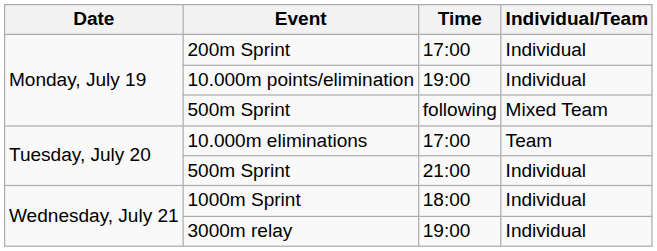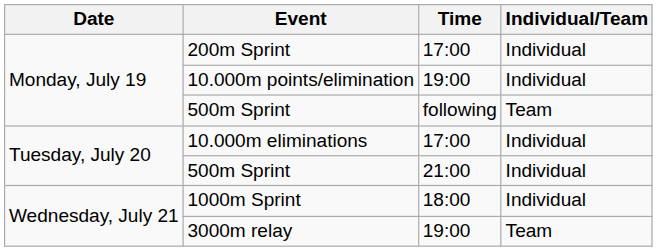(557, 110) Mixed Team -> (529, 110) Team
(529, 140) Team -> (546, 140) Individual
(546, 230) Individual -> (529, 230) Team
